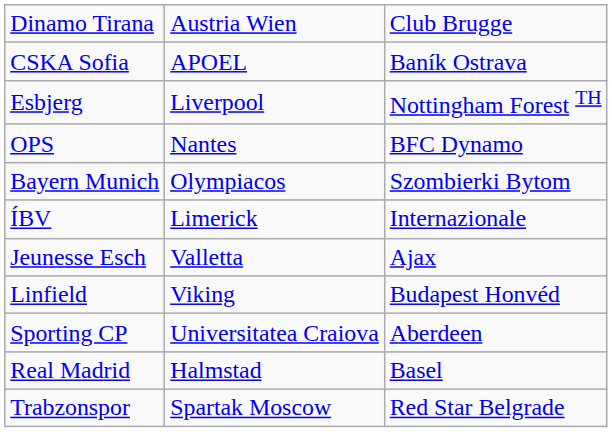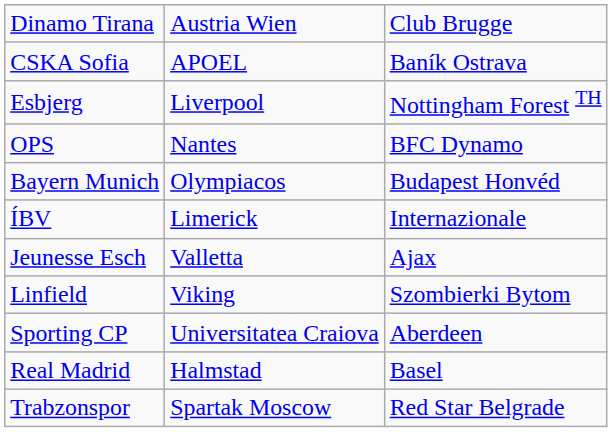(480, 181) Szombierki Bytom -> (475, 181) Budapest Honvéd
(475, 294) Budapest Honvéd -> (480, 294) Szombierki Bytom
